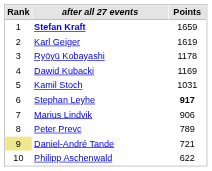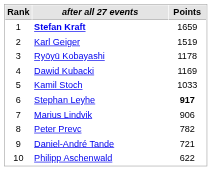(187, 42) 1619 -> (187, 42) 1519
(187, 86) 1031 -> (187, 86) 1033
(187, 129) 789 -> (187, 129) 782
(18, 144) khaki background -> (18, 144) no background
